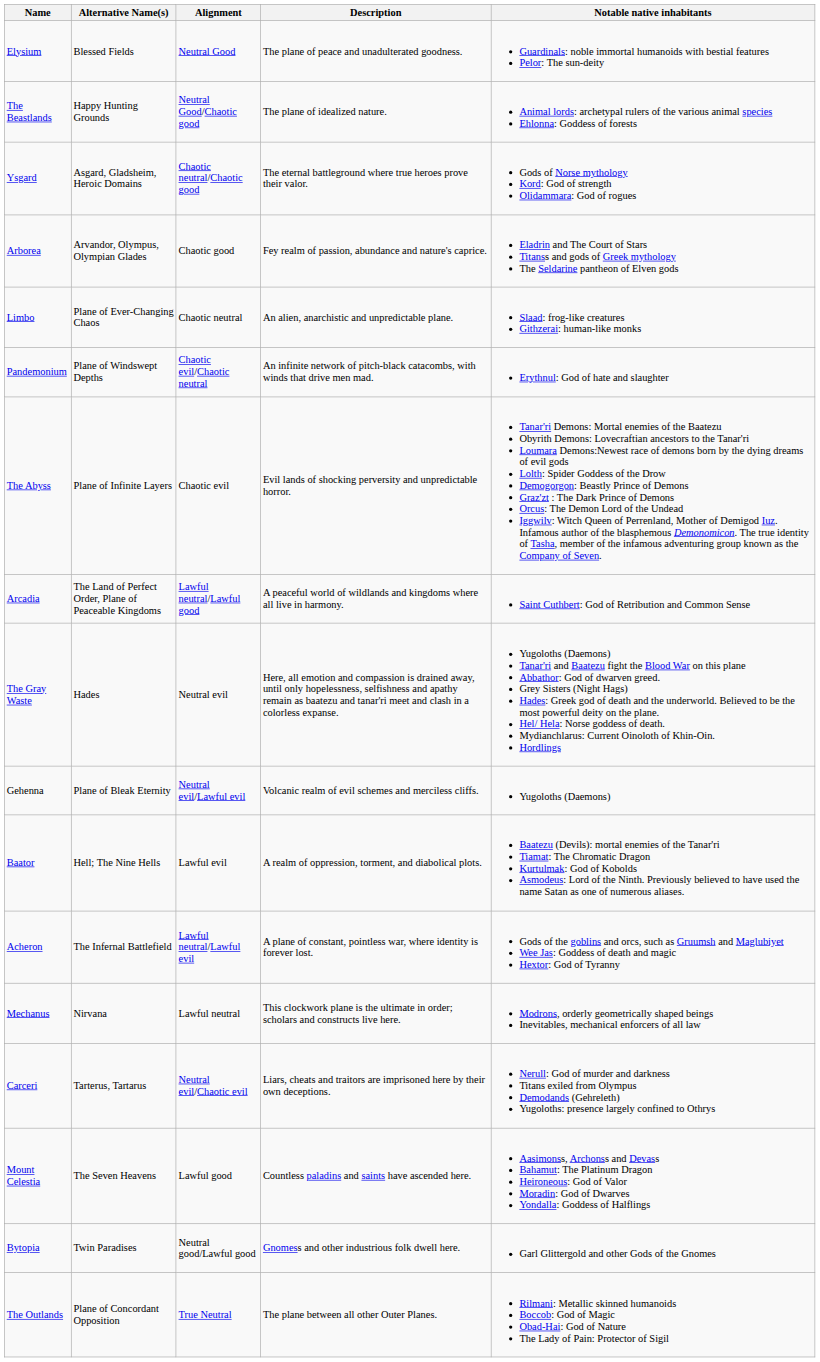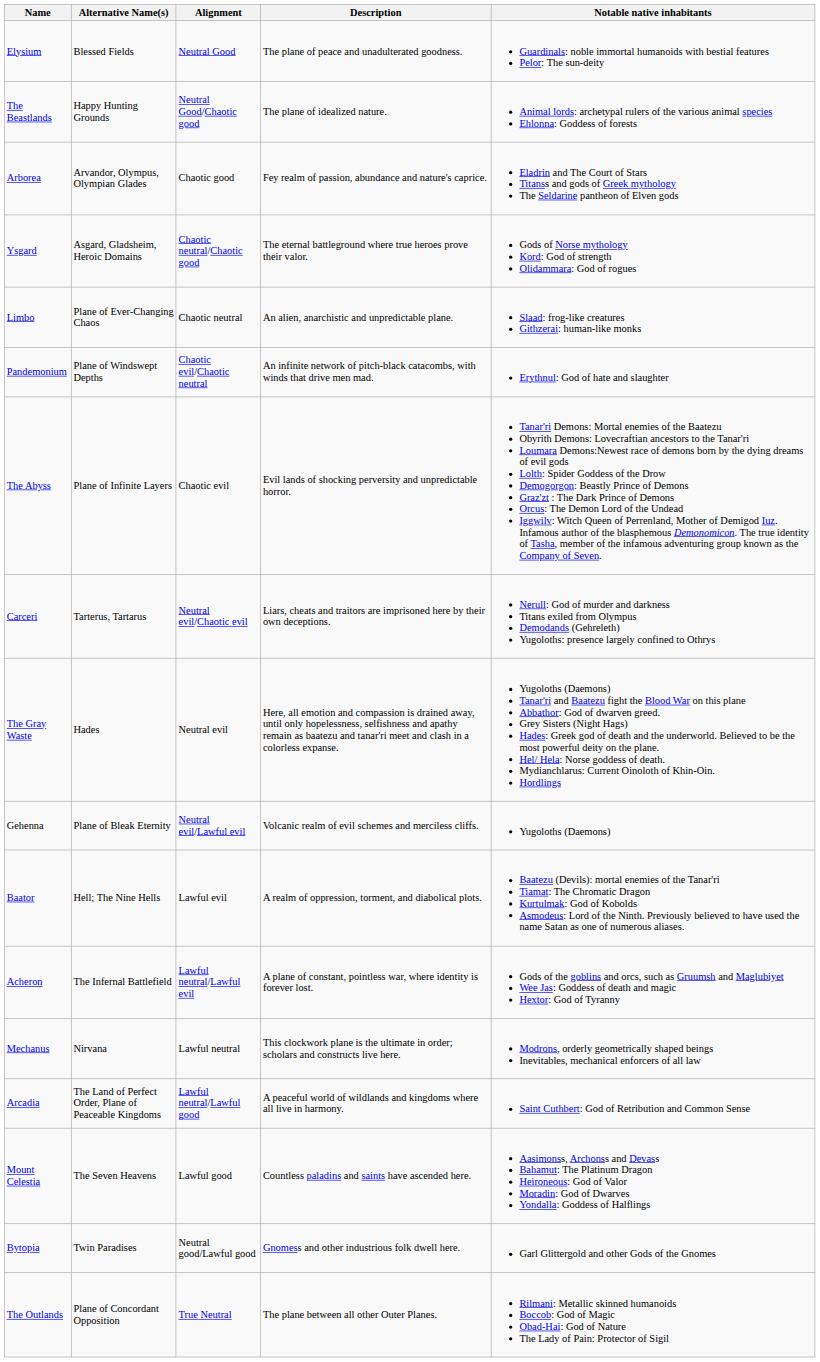rows swapped: (24, 250) <-> (22, 178)
rows swapped: (22, 1086) <-> (23, 599)
